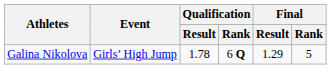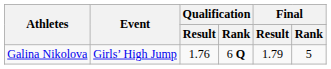(199, 54) 1.78 -> (199, 54) 1.76
(273, 54) 1.29 -> (273, 54) 1.79
